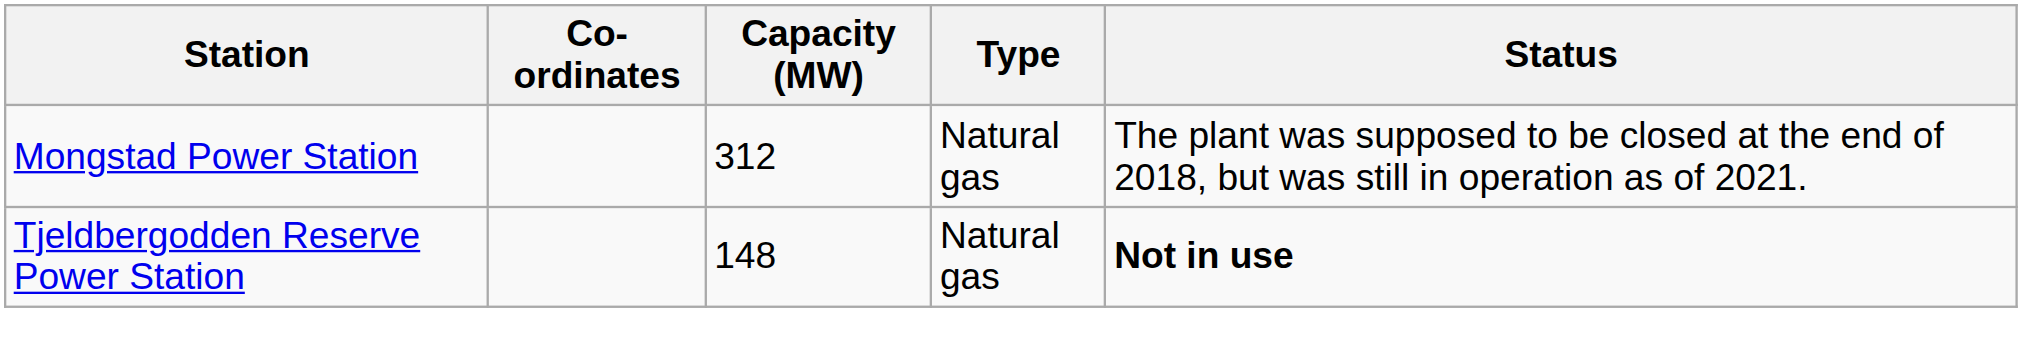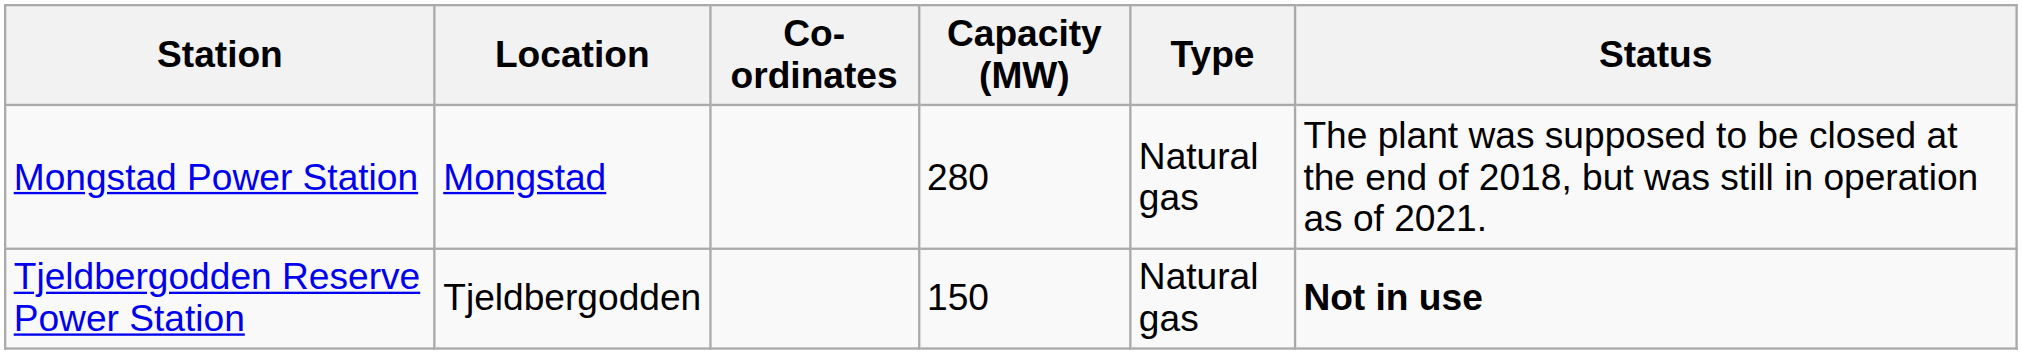+ column: (572, 54)
(745, 155) 312 -> (958, 176) 280
(745, 256) 148 -> (958, 297) 150
